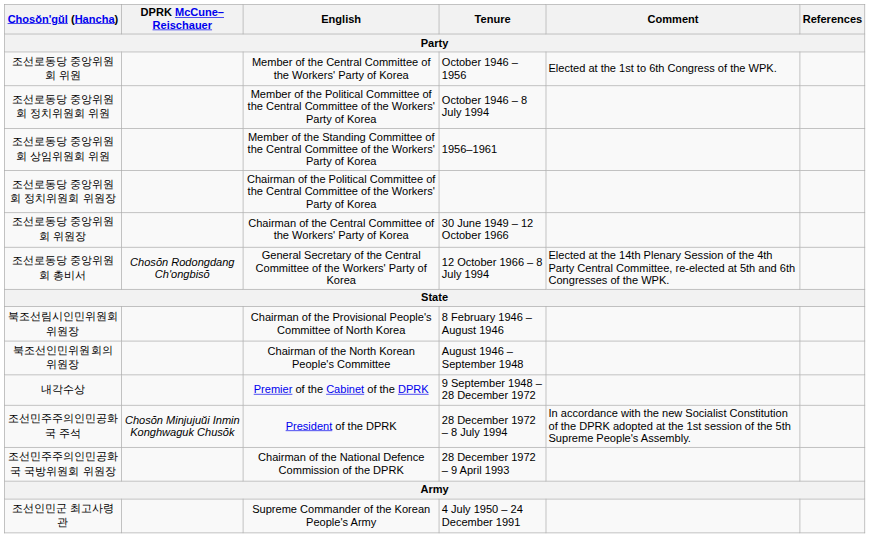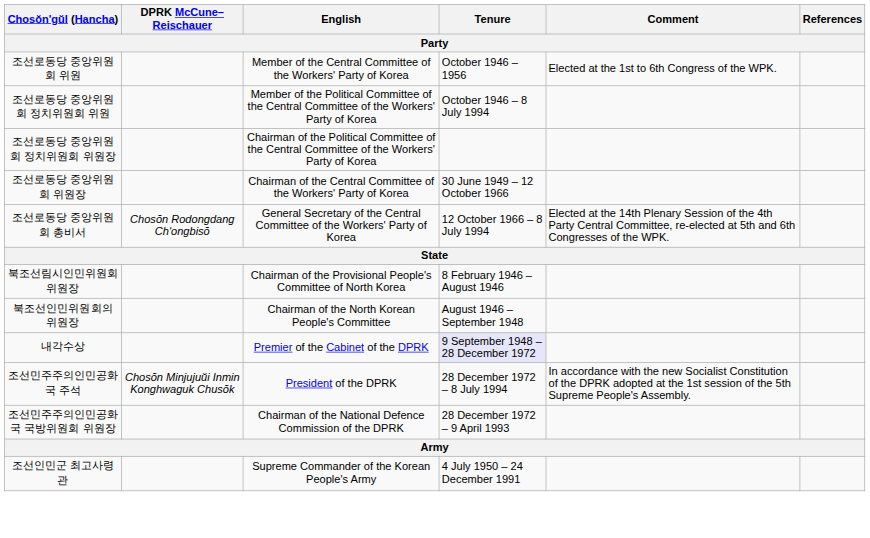- row: (63, 149)
(492, 390) no background -> (492, 347) lavender background
